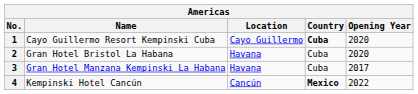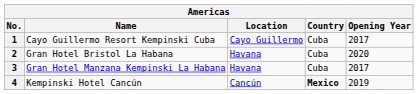(318, 40) bold -> (318, 40) normal
(359, 40) 2020 -> (359, 40) 2017
(359, 82) 2022 -> (359, 82) 2019
